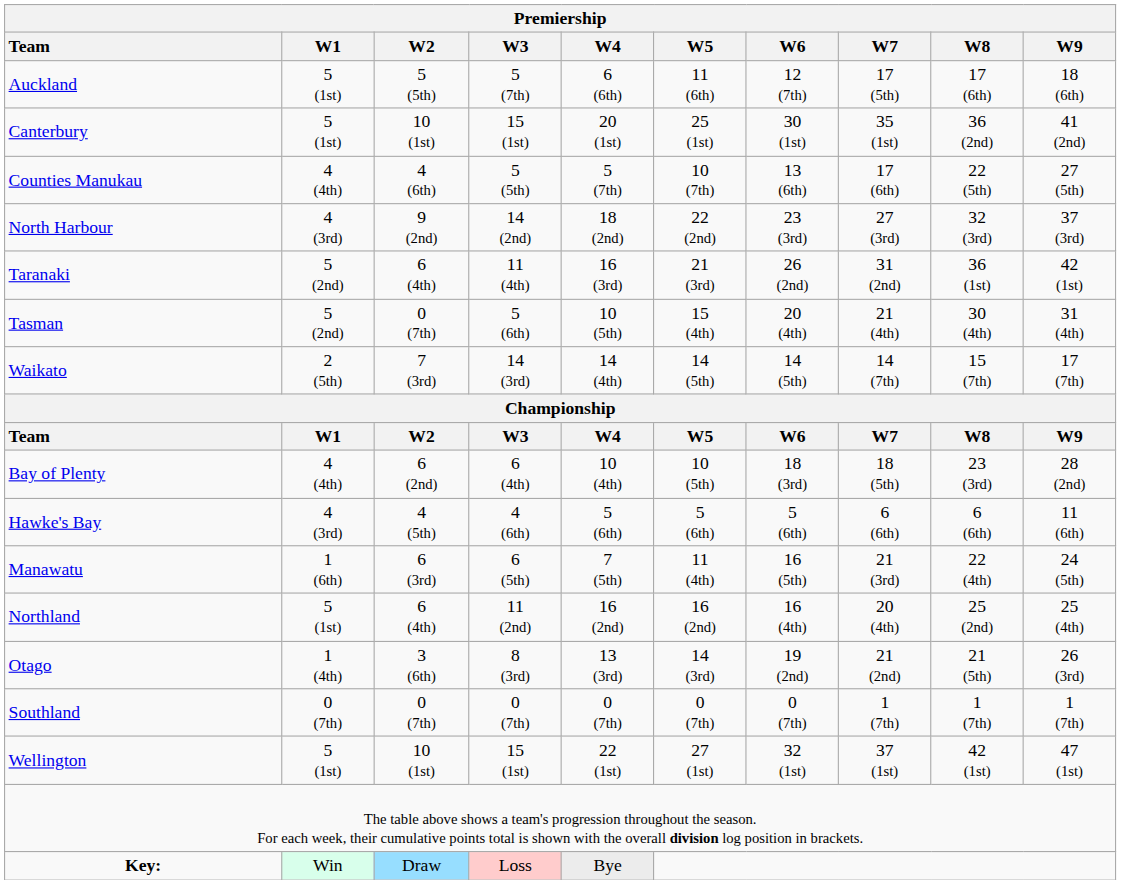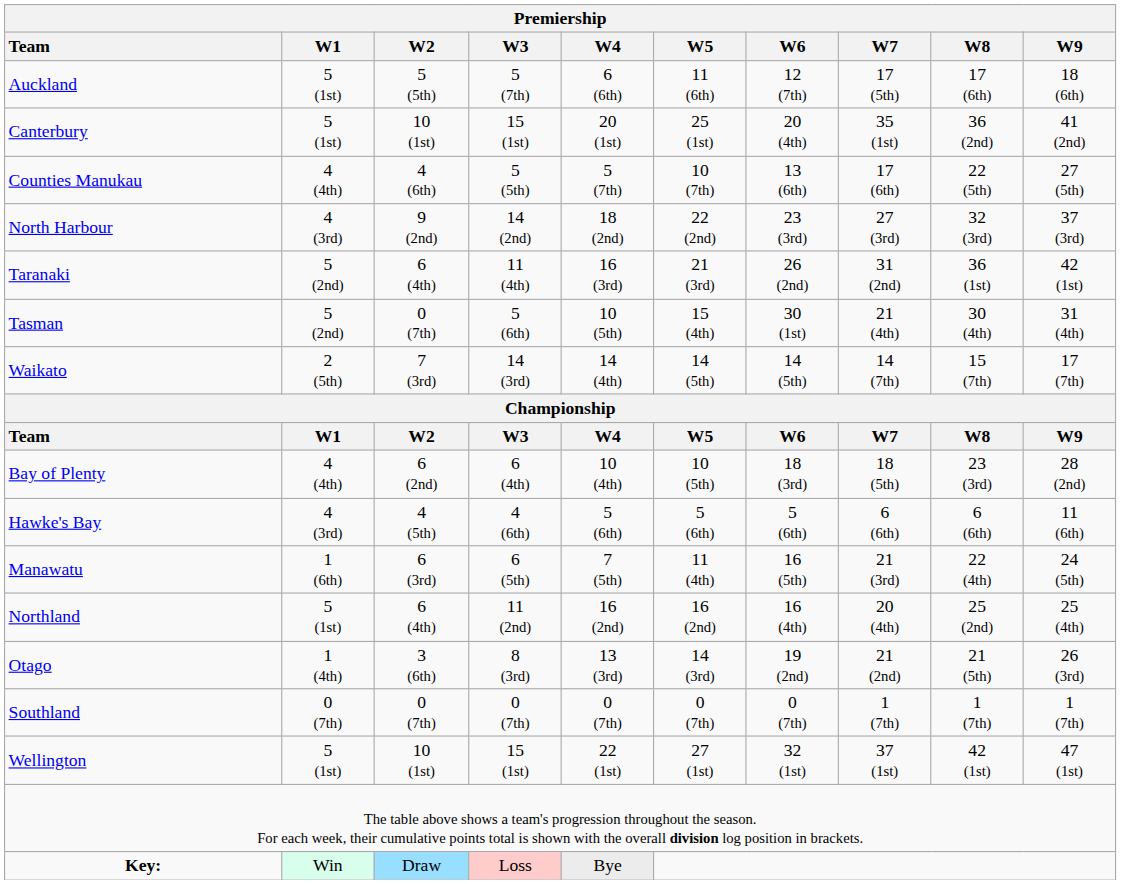(792, 131) 30 (1st) -> (792, 131) 20 (4th)
(792, 322) 20 (4th) -> (792, 322) 30 (1st)
